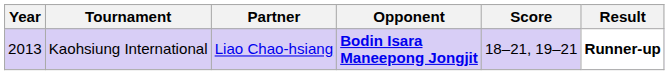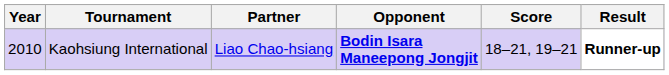(25, 49) 2013 -> (25, 49) 2010
